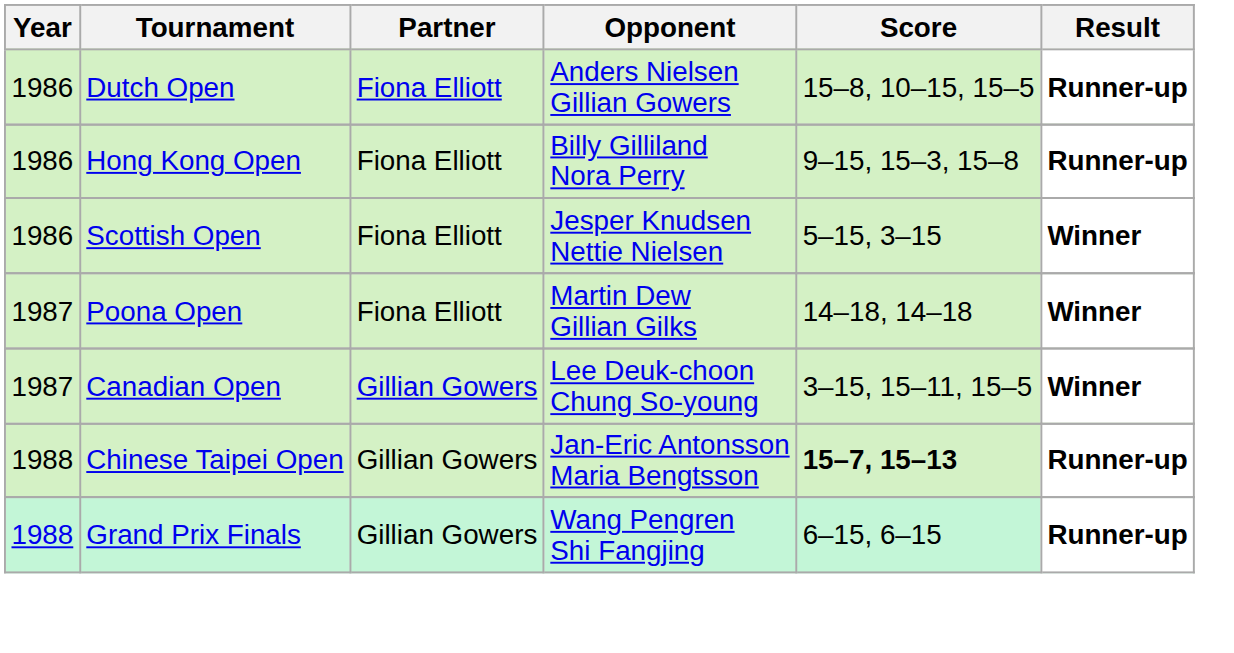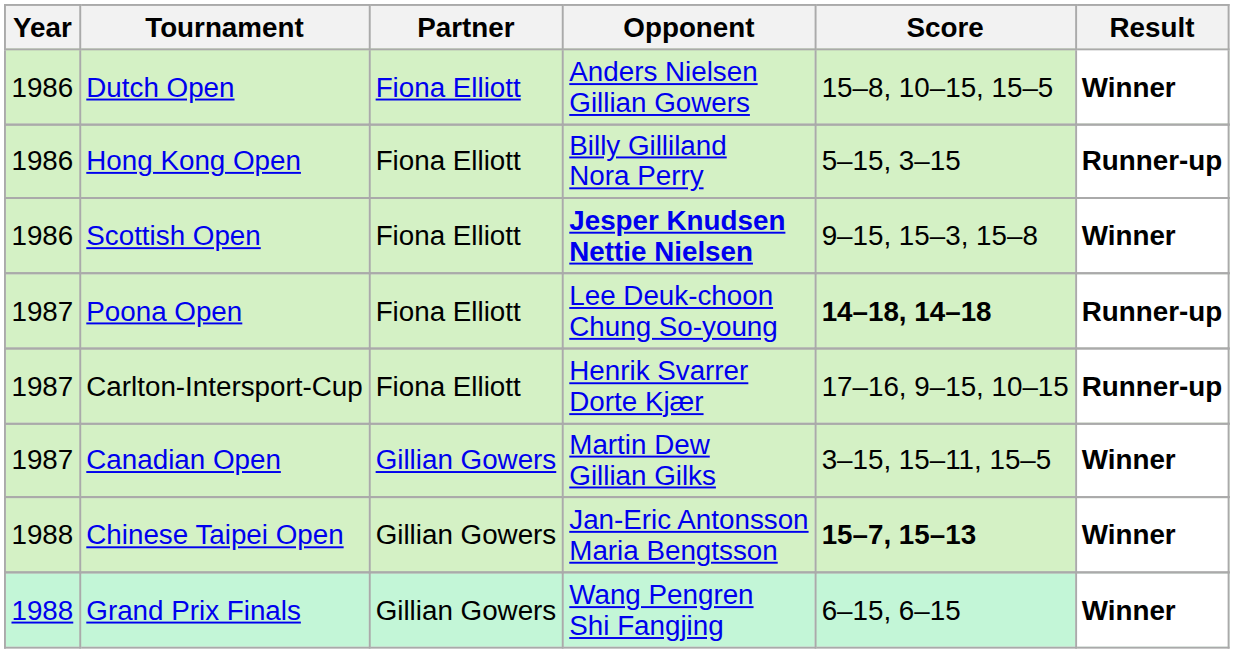(1118, 87) Runner-up -> (1129, 87) Winner
(911, 161) 9–15, 15–3, 15–8 -> (891, 161) 5–15, 3–15
(651, 236) normal -> (677, 236) bold
(872, 236) 5–15, 3–15 -> (930, 236) 9–15, 15–3, 15–8
(624, 311) Martin Dew Gillian Gilks -> (674, 311) Lee Deuk-choon Chung So-young
(888, 311) normal -> (907, 311) bold
(1094, 311) Winner -> (1152, 311) Runner-up
+ row: (224, 386)
(655, 386) Lee Deuk-choon Chung So-young -> (643, 461) Martin Dew Gillian Gilks
(1118, 461) Runner-up -> (1129, 535) Winner
(1118, 535) Runner-up -> (1129, 610) Winner
